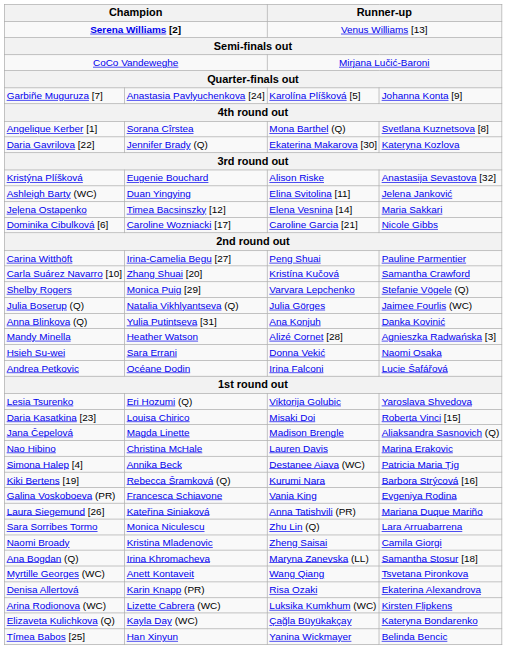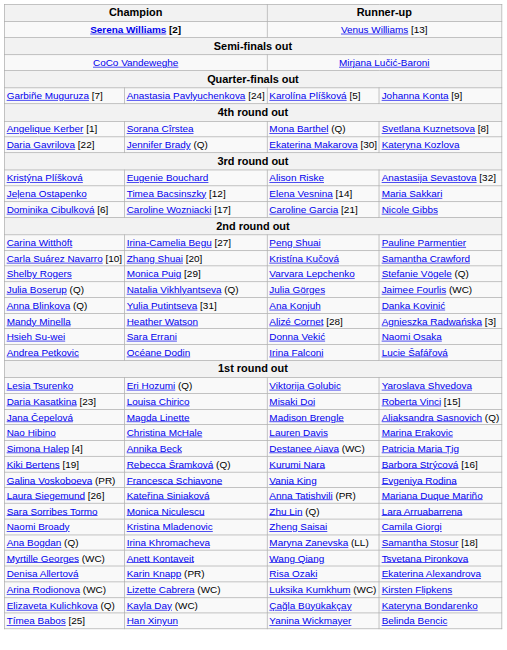- row: (52, 194)
